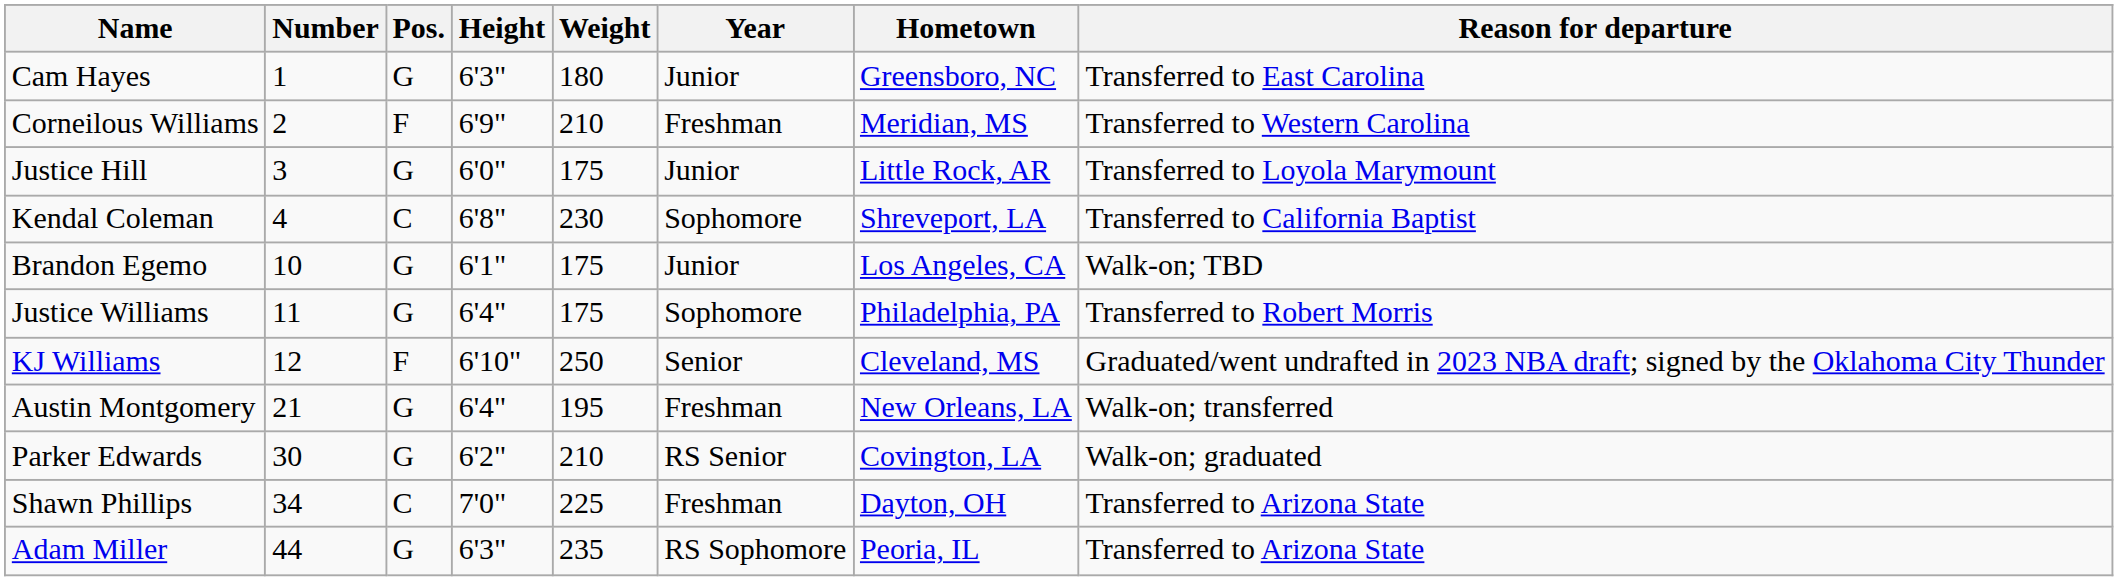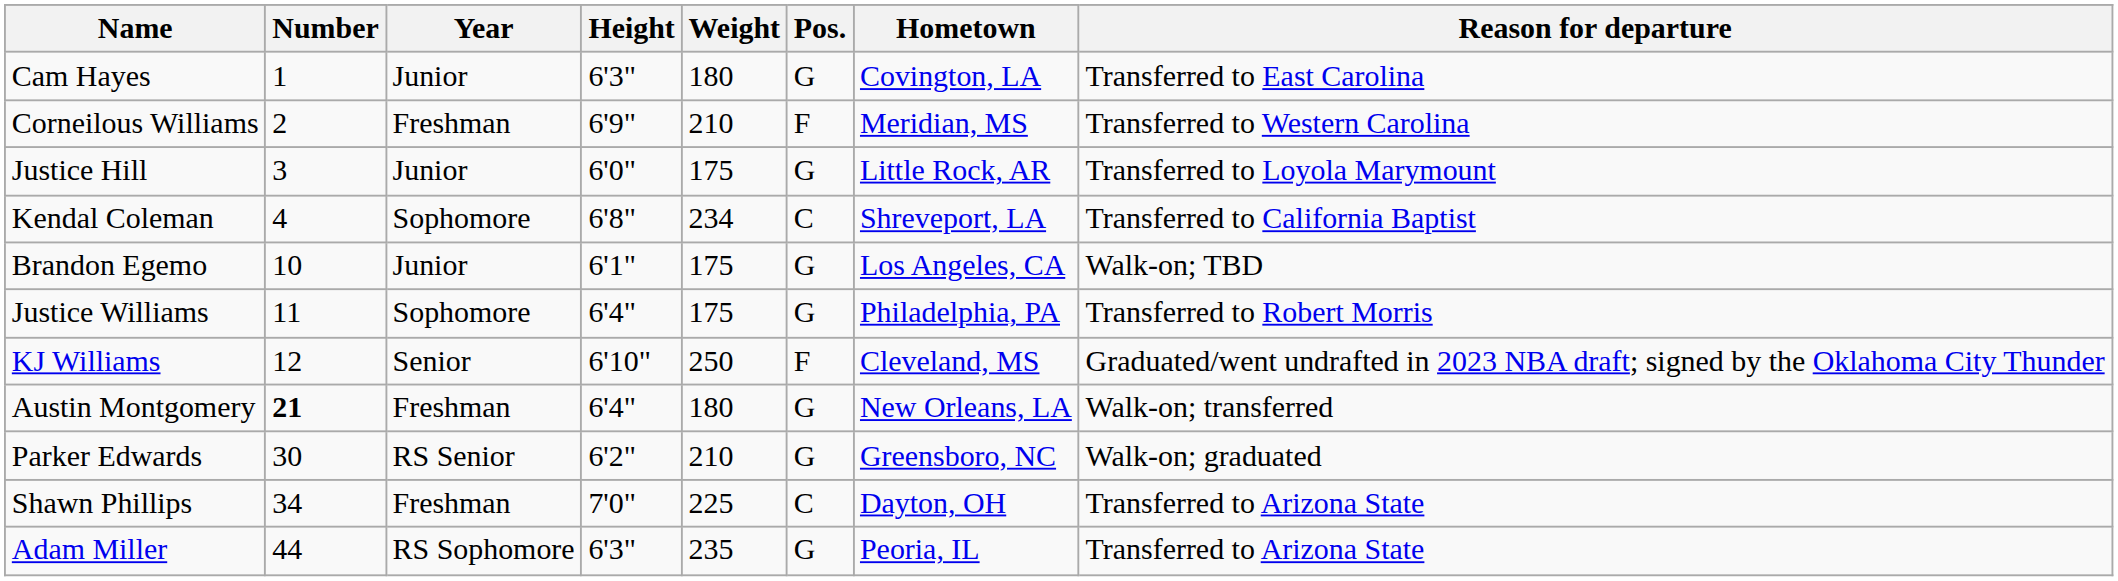columns swapped: (419, 28) <-> (755, 28)
(958, 75) Greensboro, NC -> (951, 75) Covington, LA
(581, 218) 230 -> (711, 218) 234
(287, 407) normal -> (287, 407) bold
(581, 407) 195 -> (711, 407) 180
(951, 455) Covington, LA -> (958, 455) Greensboro, NC
